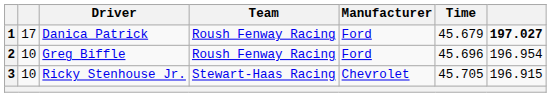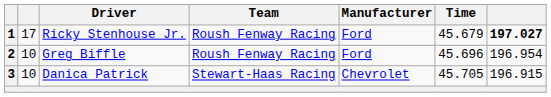(95, 35) Danica Patrick -> (114, 35) Ricky Stenhouse Jr.
(114, 76) Ricky Stenhouse Jr. -> (95, 76) Danica Patrick
